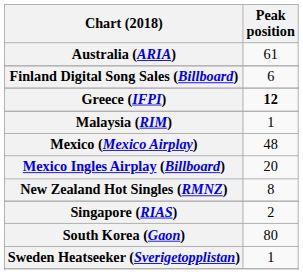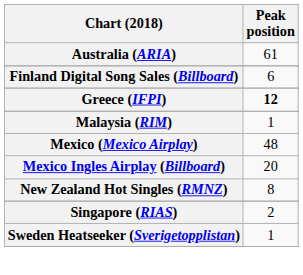- row: (124, 235)
